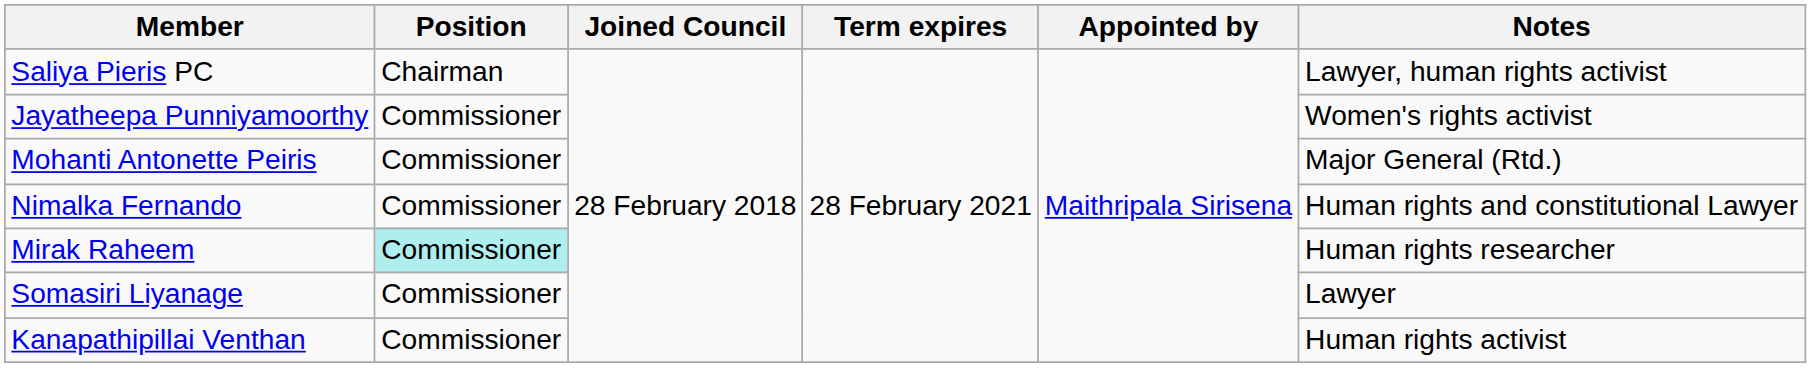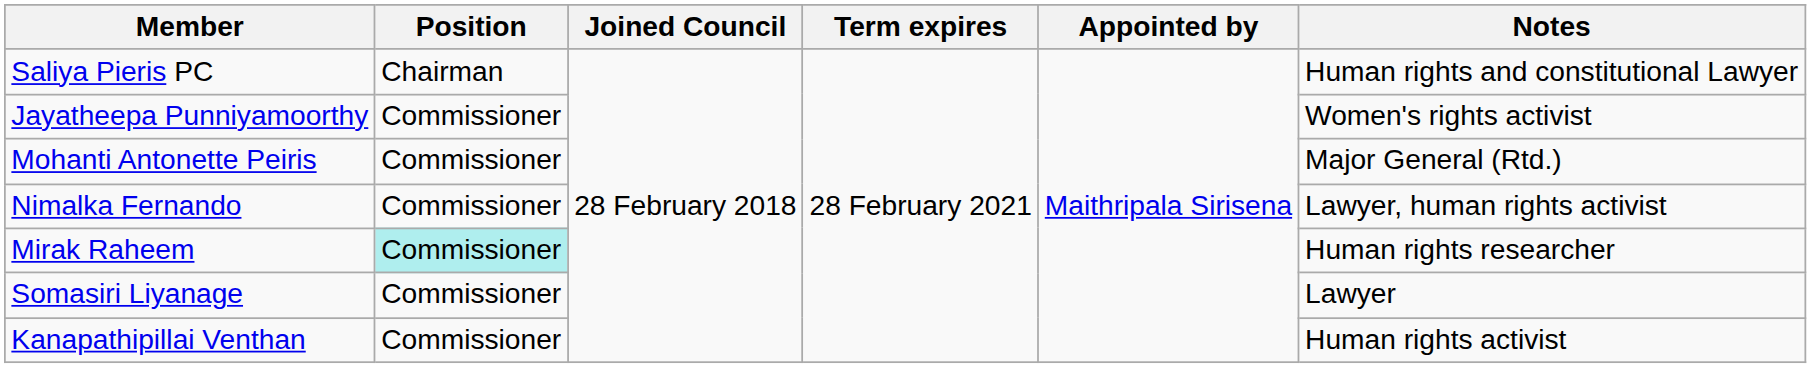(1486, 71) Lawyer, human rights activist -> (1552, 71) Human rights and constitutional Lawyer
(1552, 205) Human rights and constitutional Lawyer -> (1486, 205) Lawyer, human rights activist
